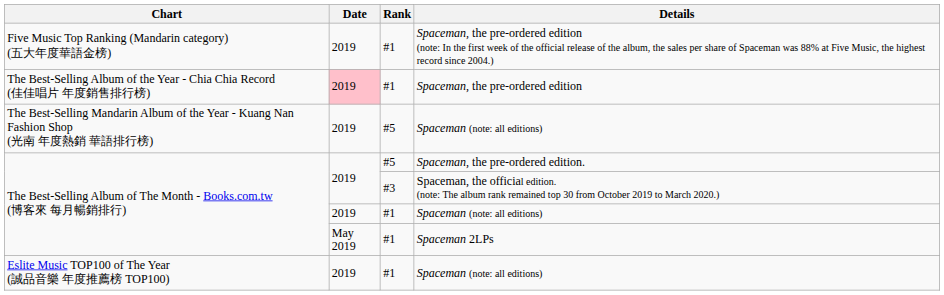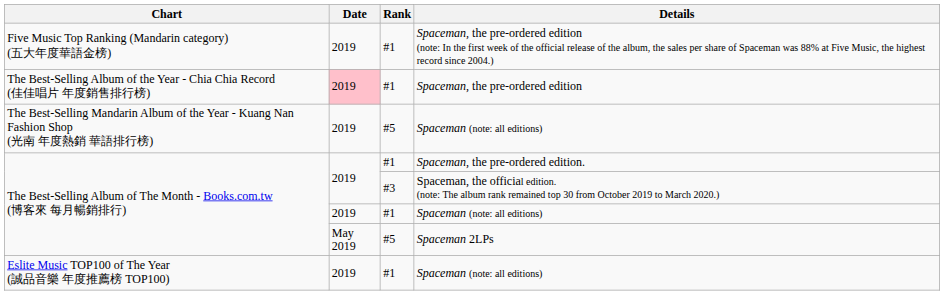(389, 162) #5 -> (389, 162) #1
(389, 239) #1 -> (389, 239) #5
